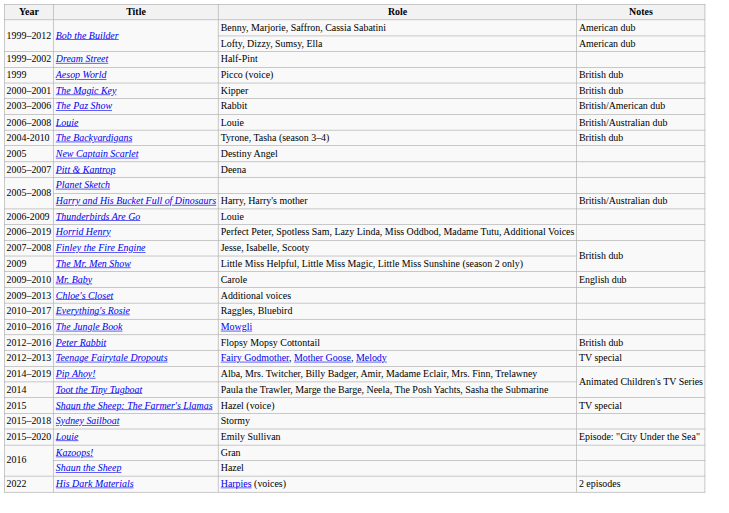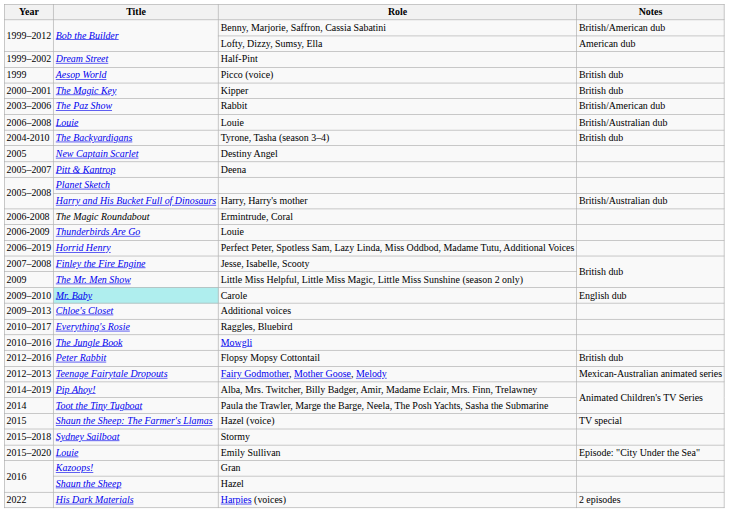(607, 28) American dub -> (622, 28) British/American dub
+ row: (28, 216)
(74, 279) no background -> (74, 295) paleturquoise background
(600, 358) TV special -> (651, 374) Mexican-Australian animated series
